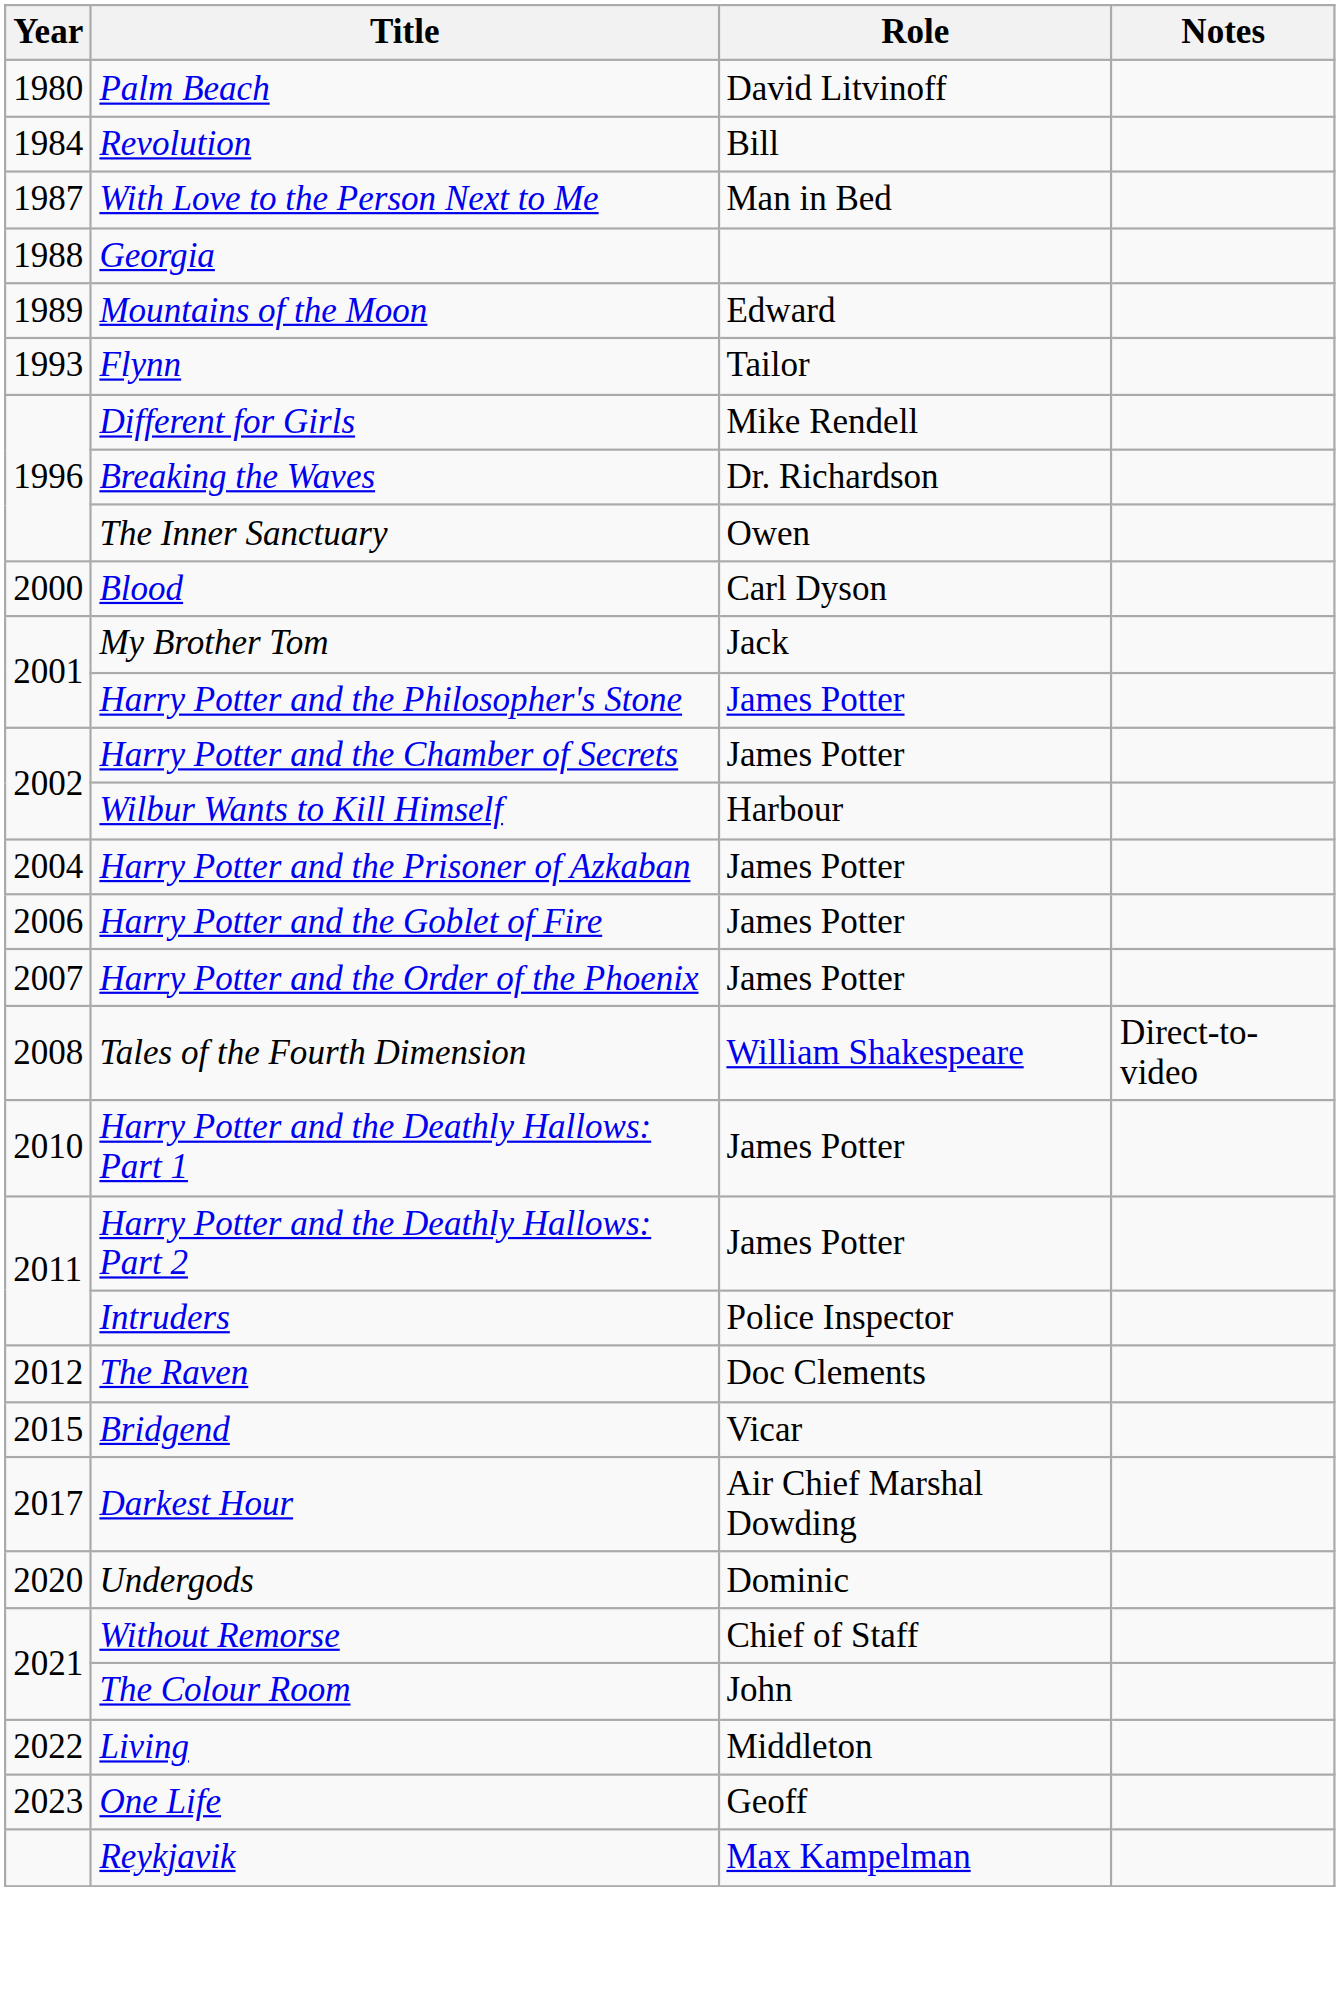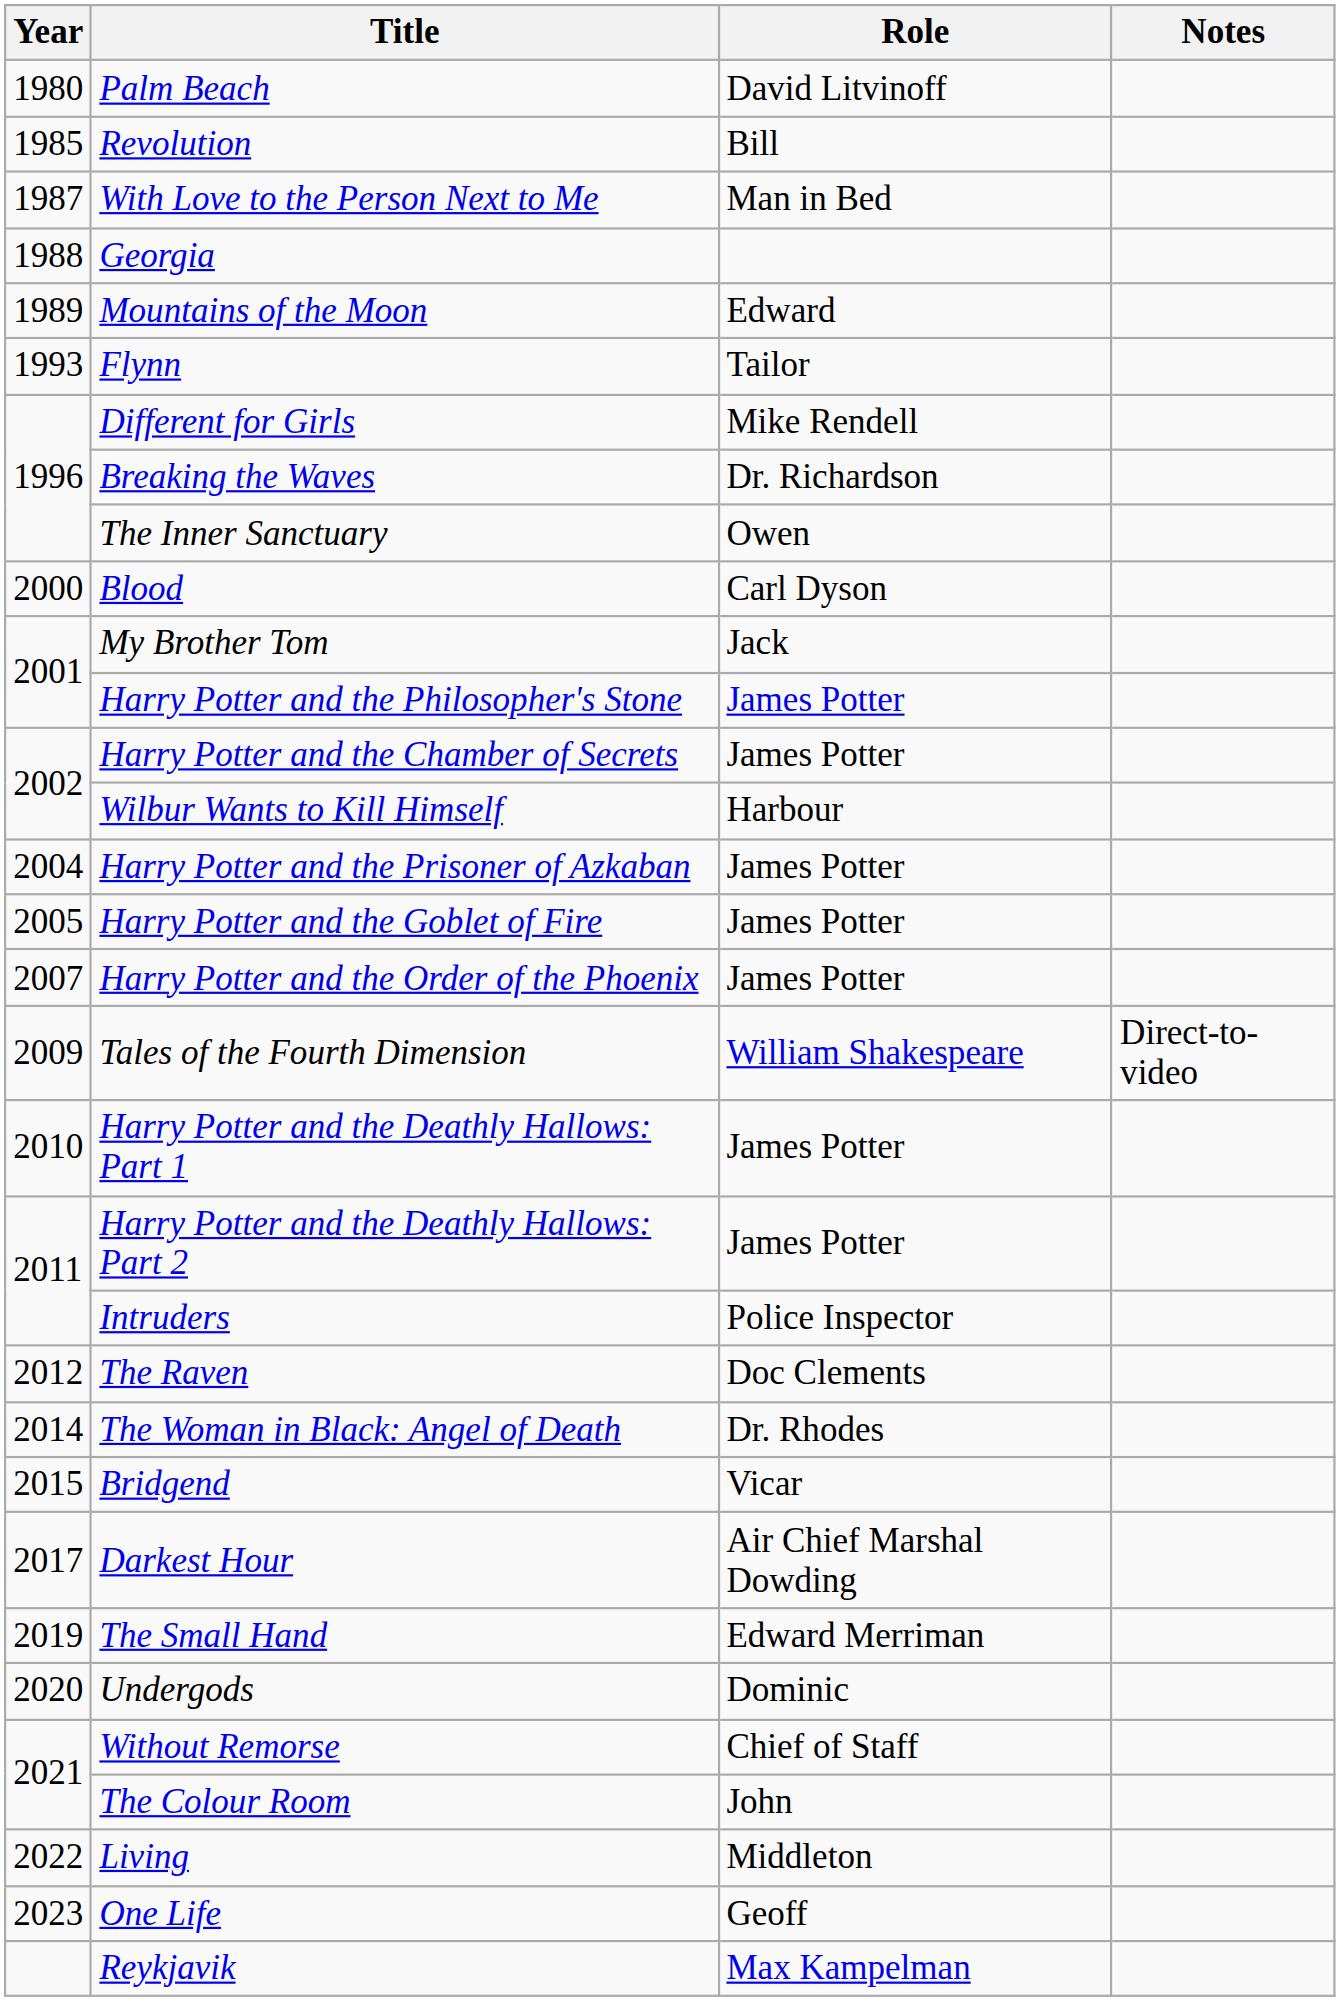(48, 143) 1984 -> (48, 143) 1985
(48, 921) 2006 -> (48, 921) 2005
(48, 1052) 2008 -> (48, 1052) 2009
+ row: (360, 1428)
+ row: (213, 1634)
